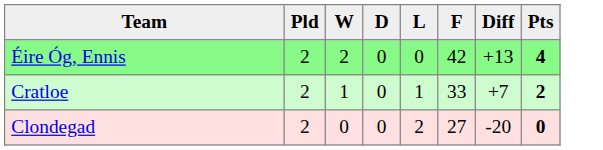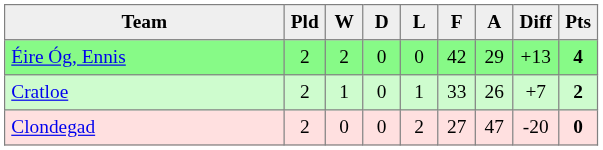+ column: (494, 22)
